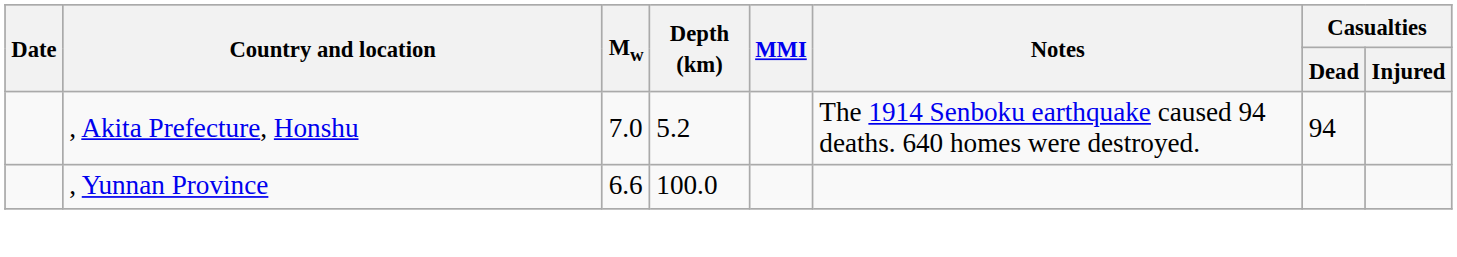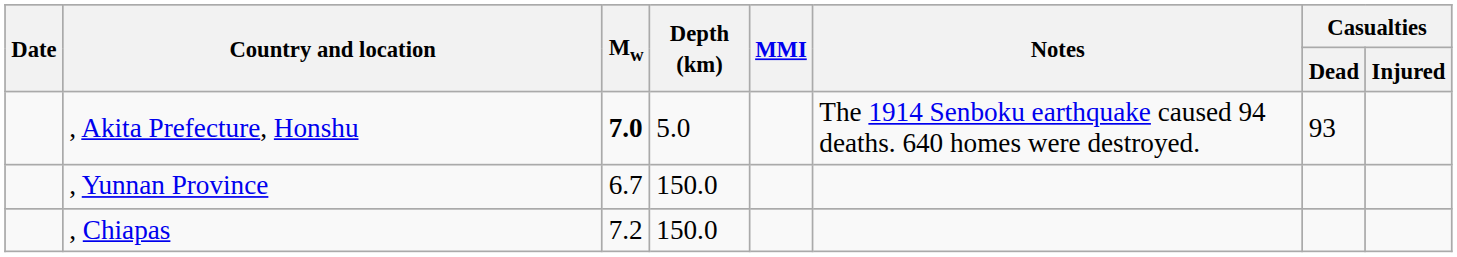(626, 127) normal -> (626, 127) bold
(673, 127) 5.2 -> (673, 127) 5.0
(1322, 127) 94 -> (1322, 127) 93
(626, 186) 6.6 -> (626, 186) 6.7
(687, 186) 100.0 -> (687, 186) 150.0
+ row: (120, 229)
